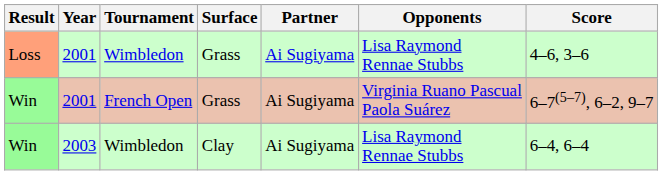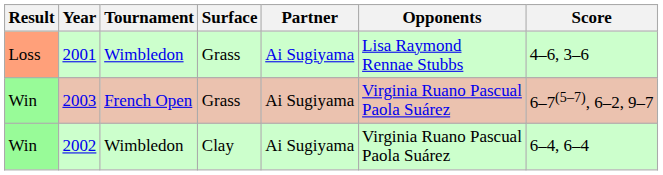(79, 100) 2001 -> (79, 100) 2003
(79, 146) 2003 -> (79, 146) 2002
(413, 146) Lisa Raymond Rennae Stubbs -> (442, 146) Virginia Ruano Pascual Paola Suárez
